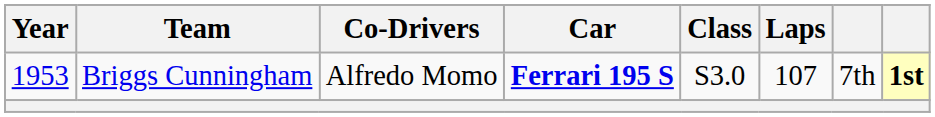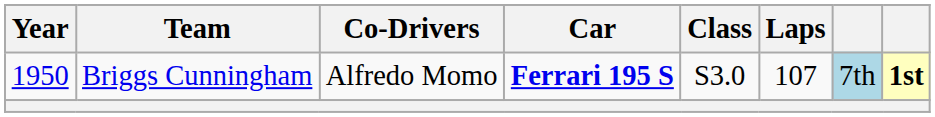(40, 75) 1953 -> (40, 75) 1950
(857, 75) no background -> (857, 75) lightblue background
